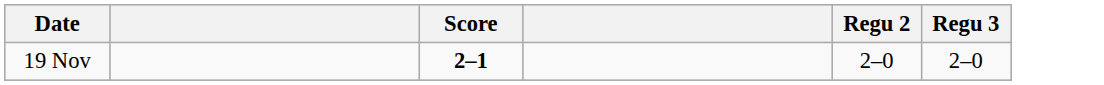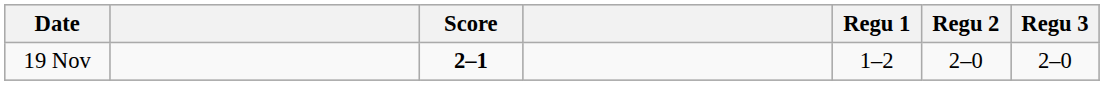+ column: (877, 23)
